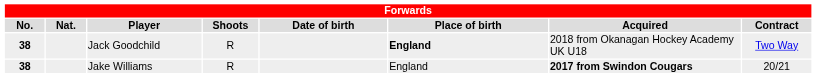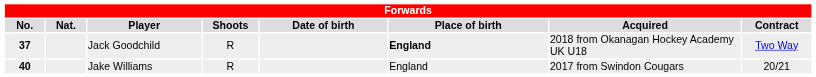(25, 46) 38 -> (25, 46) 37
(25, 66) 38 -> (25, 66) 40
(621, 66) bold -> (617, 66) normal
